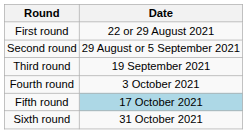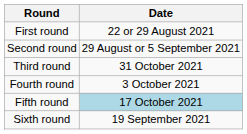(161, 66) 19 September 2021 -> (161, 66) 31 October 2021
(161, 119) 31 October 2021 -> (161, 119) 19 September 2021
